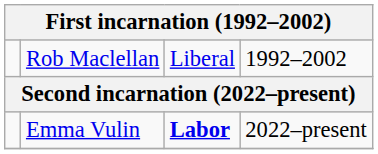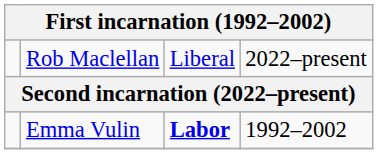(296, 58) 1992–2002 -> (306, 58) 2022–present
(306, 129) 2022–present -> (296, 129) 1992–2002
